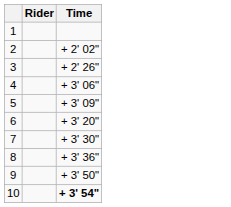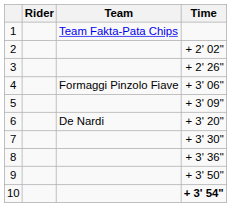+ column: (119, 13)
